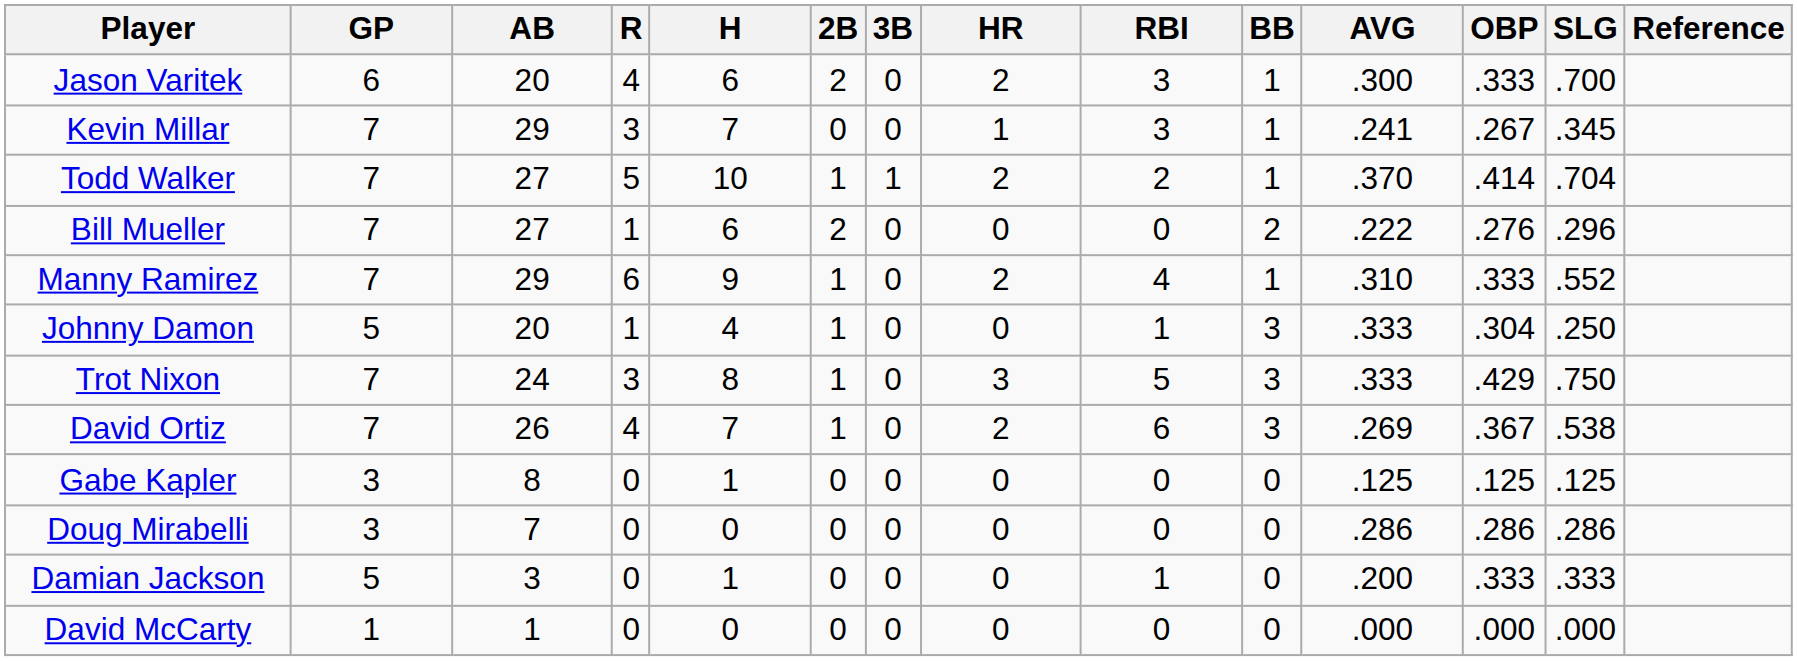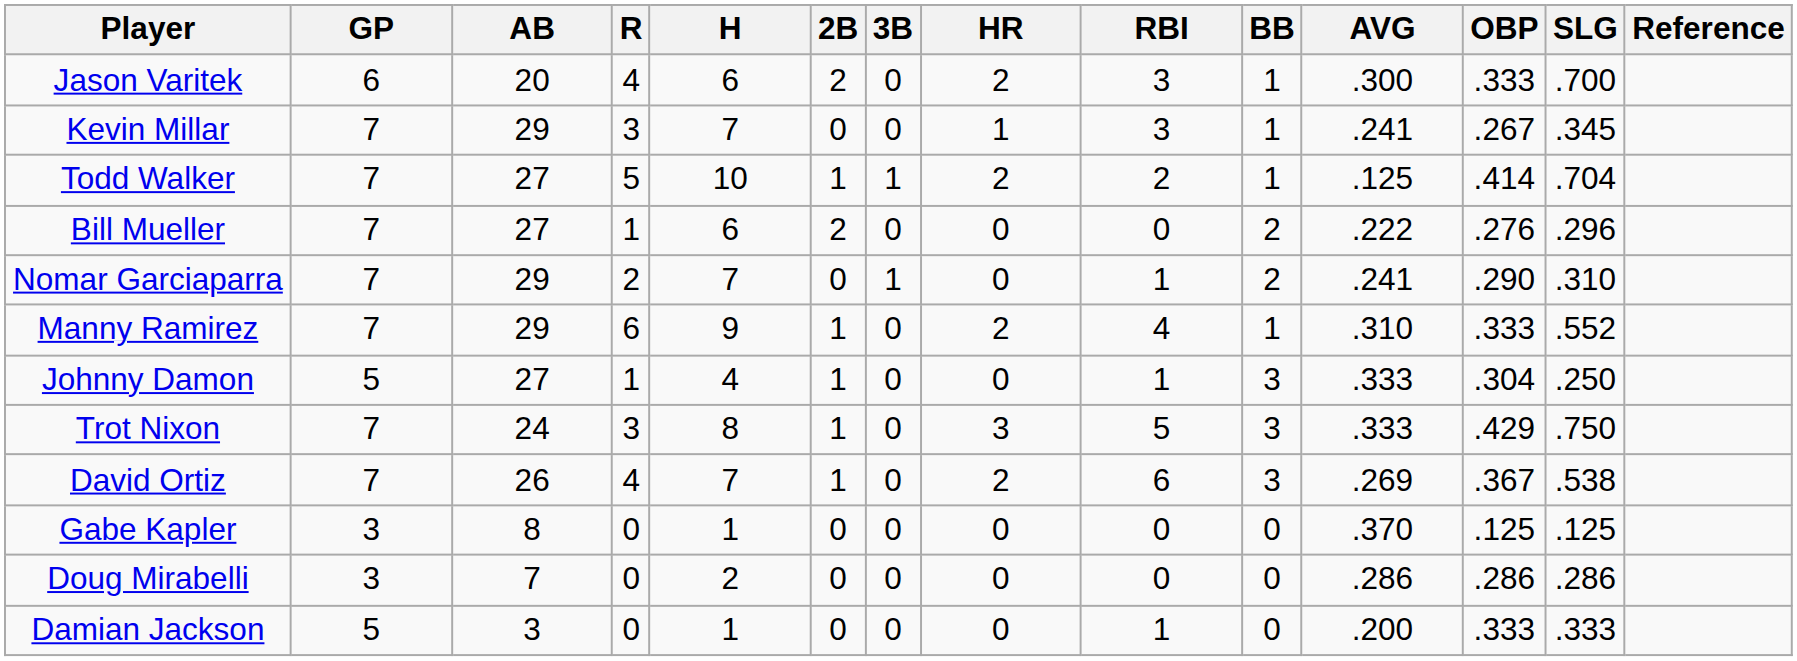(1382, 179) .370 -> (1382, 179) .125
+ row: (148, 279)
(532, 329) 20 -> (532, 379) 27
(1382, 479) .125 -> (1382, 529) .370
(730, 529) 0 -> (730, 579) 2
- row: (148, 629)
